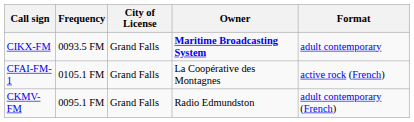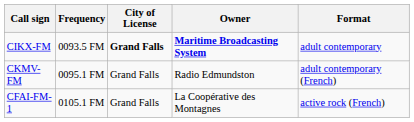(135, 46) normal -> (137, 46) bold
rows swapped: (24, 103) <-> (29, 74)
